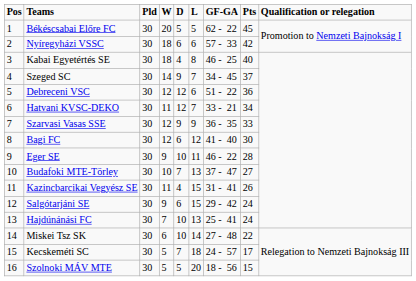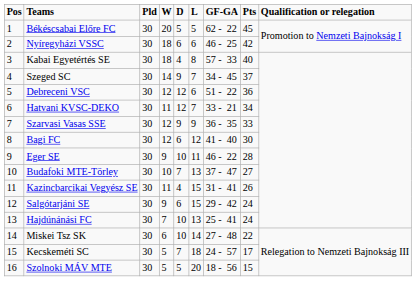(221, 44) 57 - 33 -> (221, 44) 46 - 25
(221, 60) 46 - 25 -> (221, 60) 57 - 33
